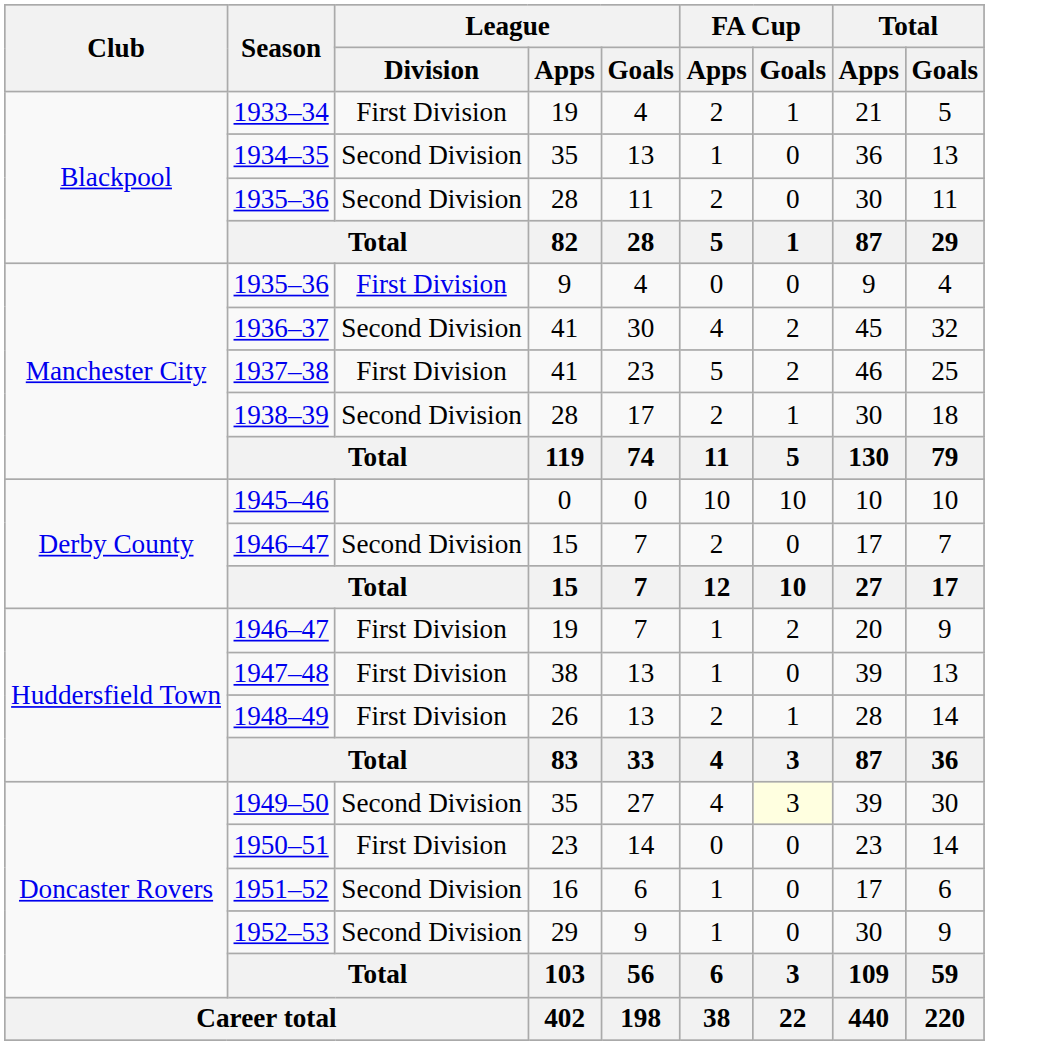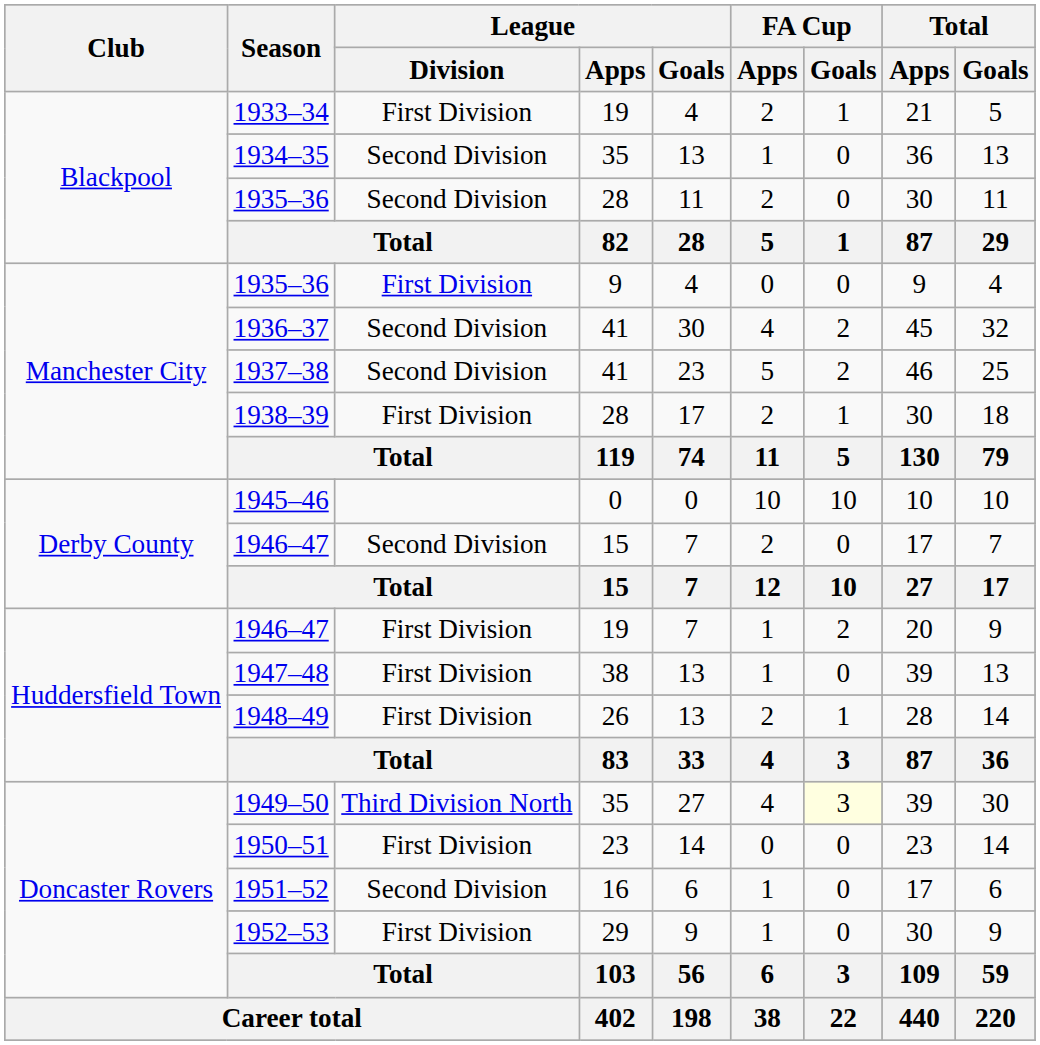(432, 371) First Division -> (457, 371) Second Division
(432, 414) Second Division -> (457, 414) First Division
(432, 802) Second Division -> (457, 802) Third Division North
(432, 931) Second Division -> (457, 931) First Division
